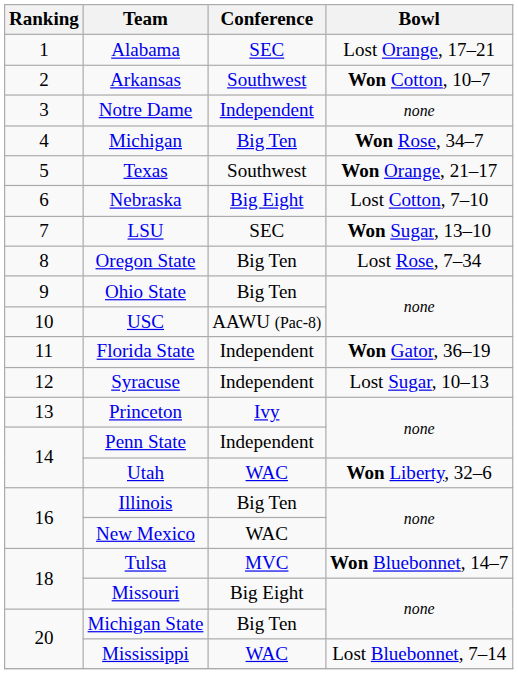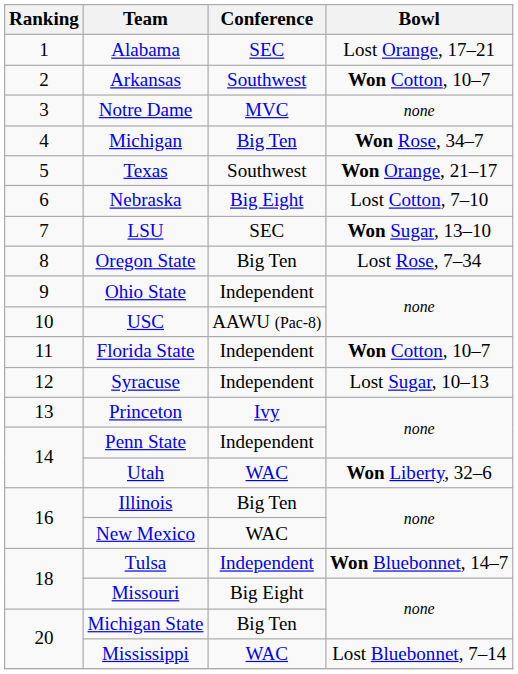(267, 110) Independent -> (267, 110) MVC
(267, 291) Big Ten -> (267, 291) Independent
(419, 351) Won Gator, 36–19 -> (419, 351) Won Cotton, 10–7
(267, 563) MVC -> (267, 563) Independent
